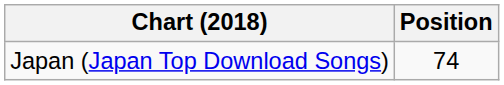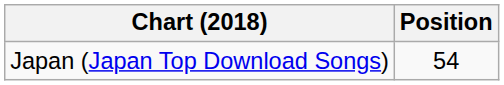(446, 60) 74 -> (446, 60) 54
